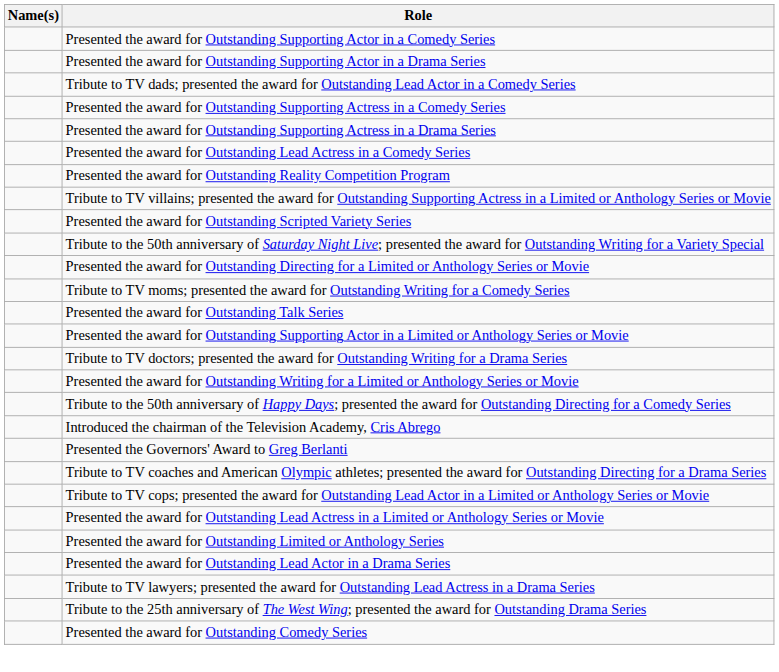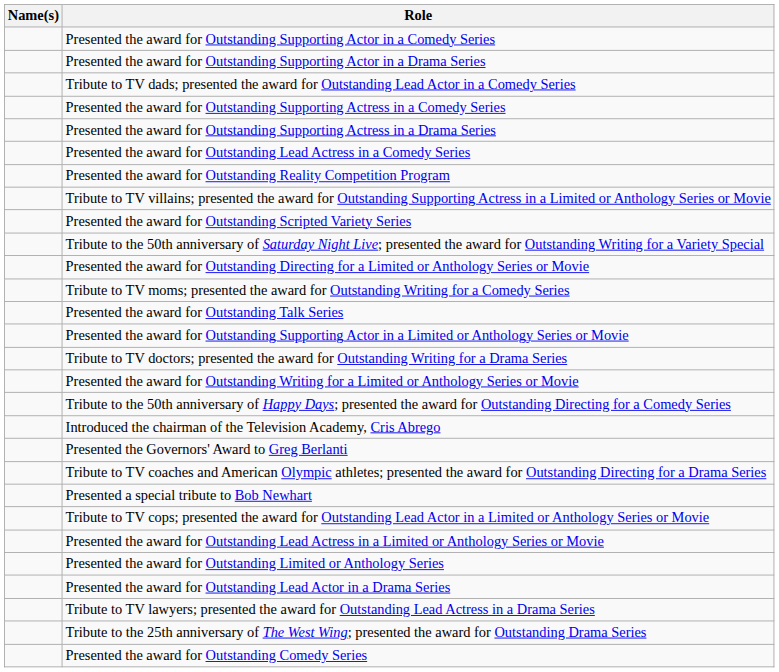+ row: (189, 495)
